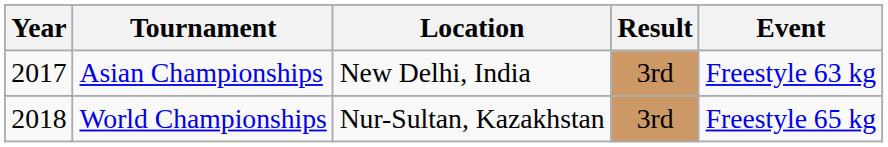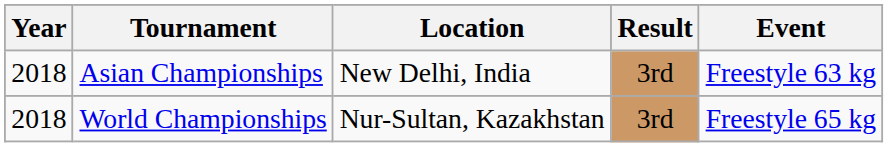(39, 73) 2017 -> (39, 73) 2018
